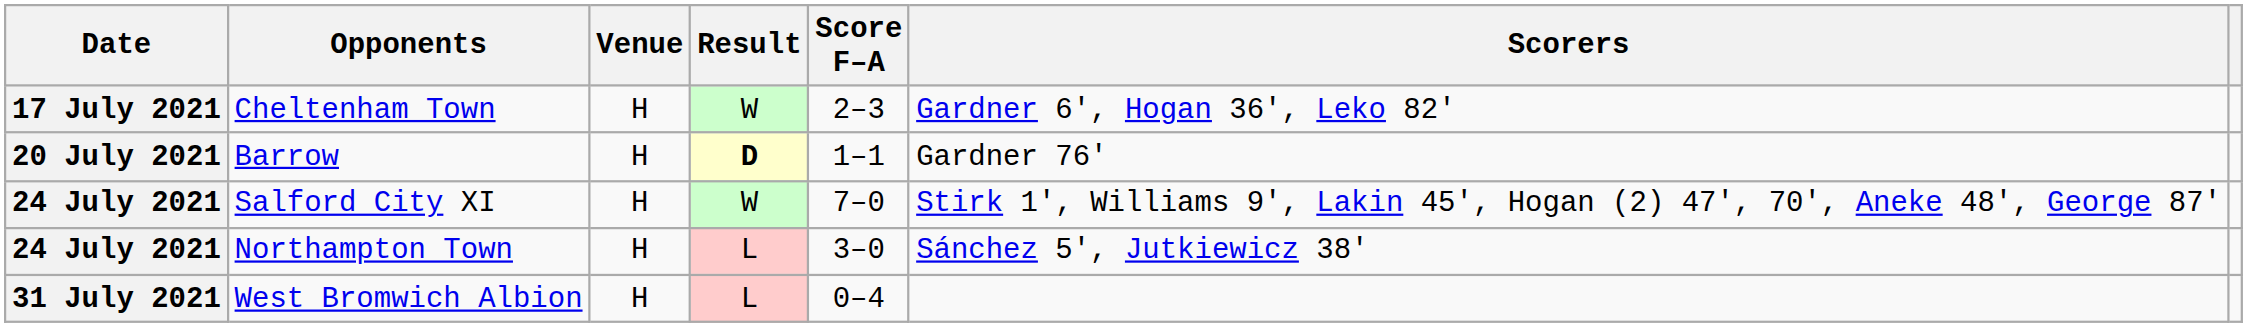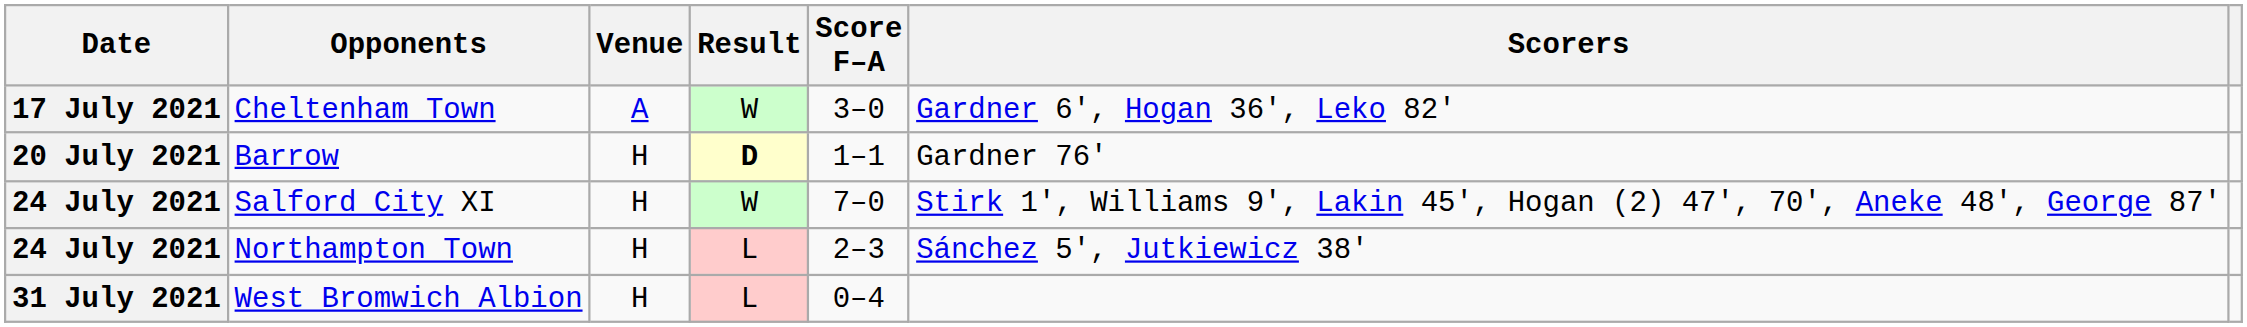(640, 109) H -> (640, 109) A
(859, 109) 2–3 -> (859, 109) 3–0
(859, 251) 3–0 -> (859, 251) 2–3
